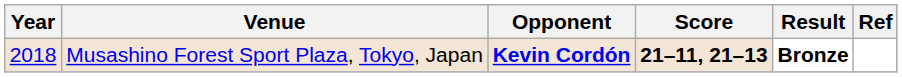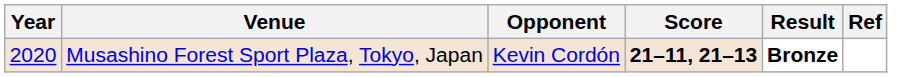(33, 55) 2018 -> (33, 55) 2020
(562, 55) bold -> (556, 55) normal
